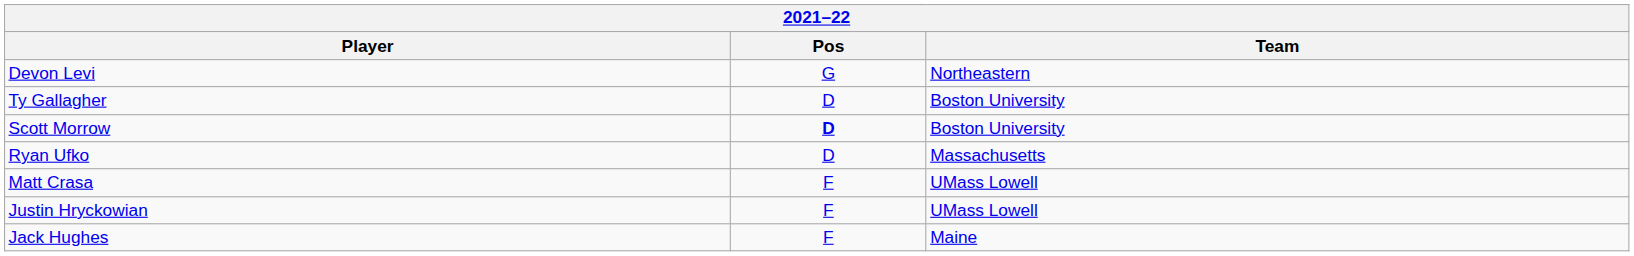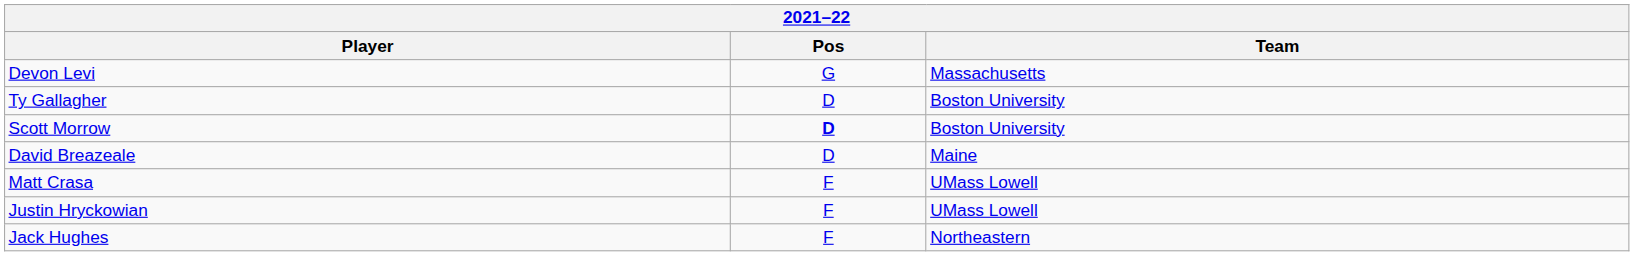(980, 73) Northeastern -> (988, 73) Massachusetts
- row: (49, 155)
+ row: (72, 155)
(954, 237) Maine -> (980, 237) Northeastern
